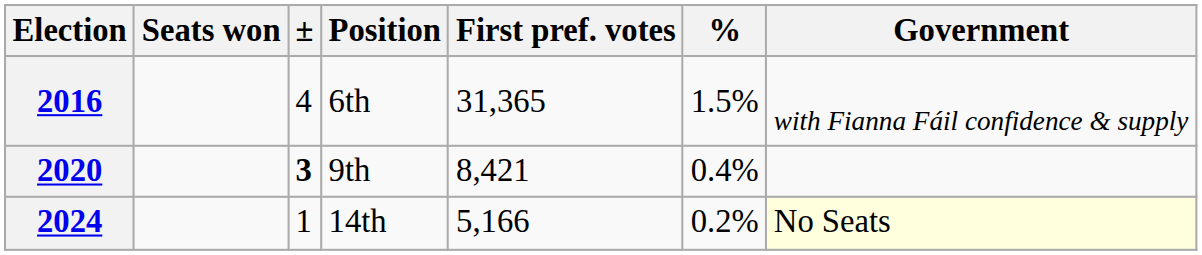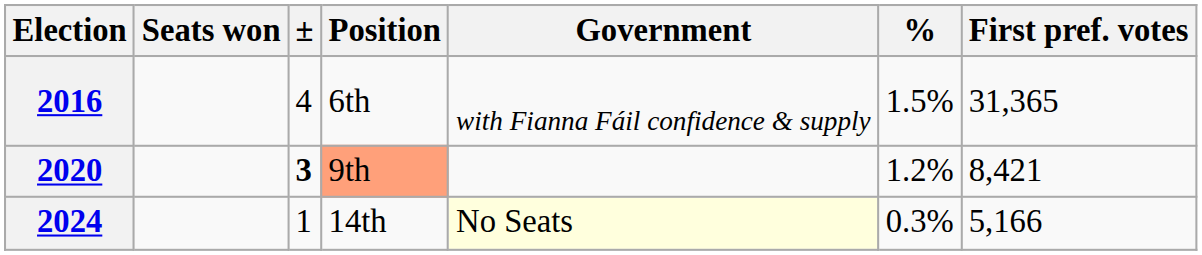columns swapped: (566, 30) <-> (981, 30)
(349, 170) no background -> (349, 170) lightsalmon background
(725, 170) 0.4% -> (920, 170) 1.2%
(725, 222) 0.2% -> (920, 222) 0.3%
